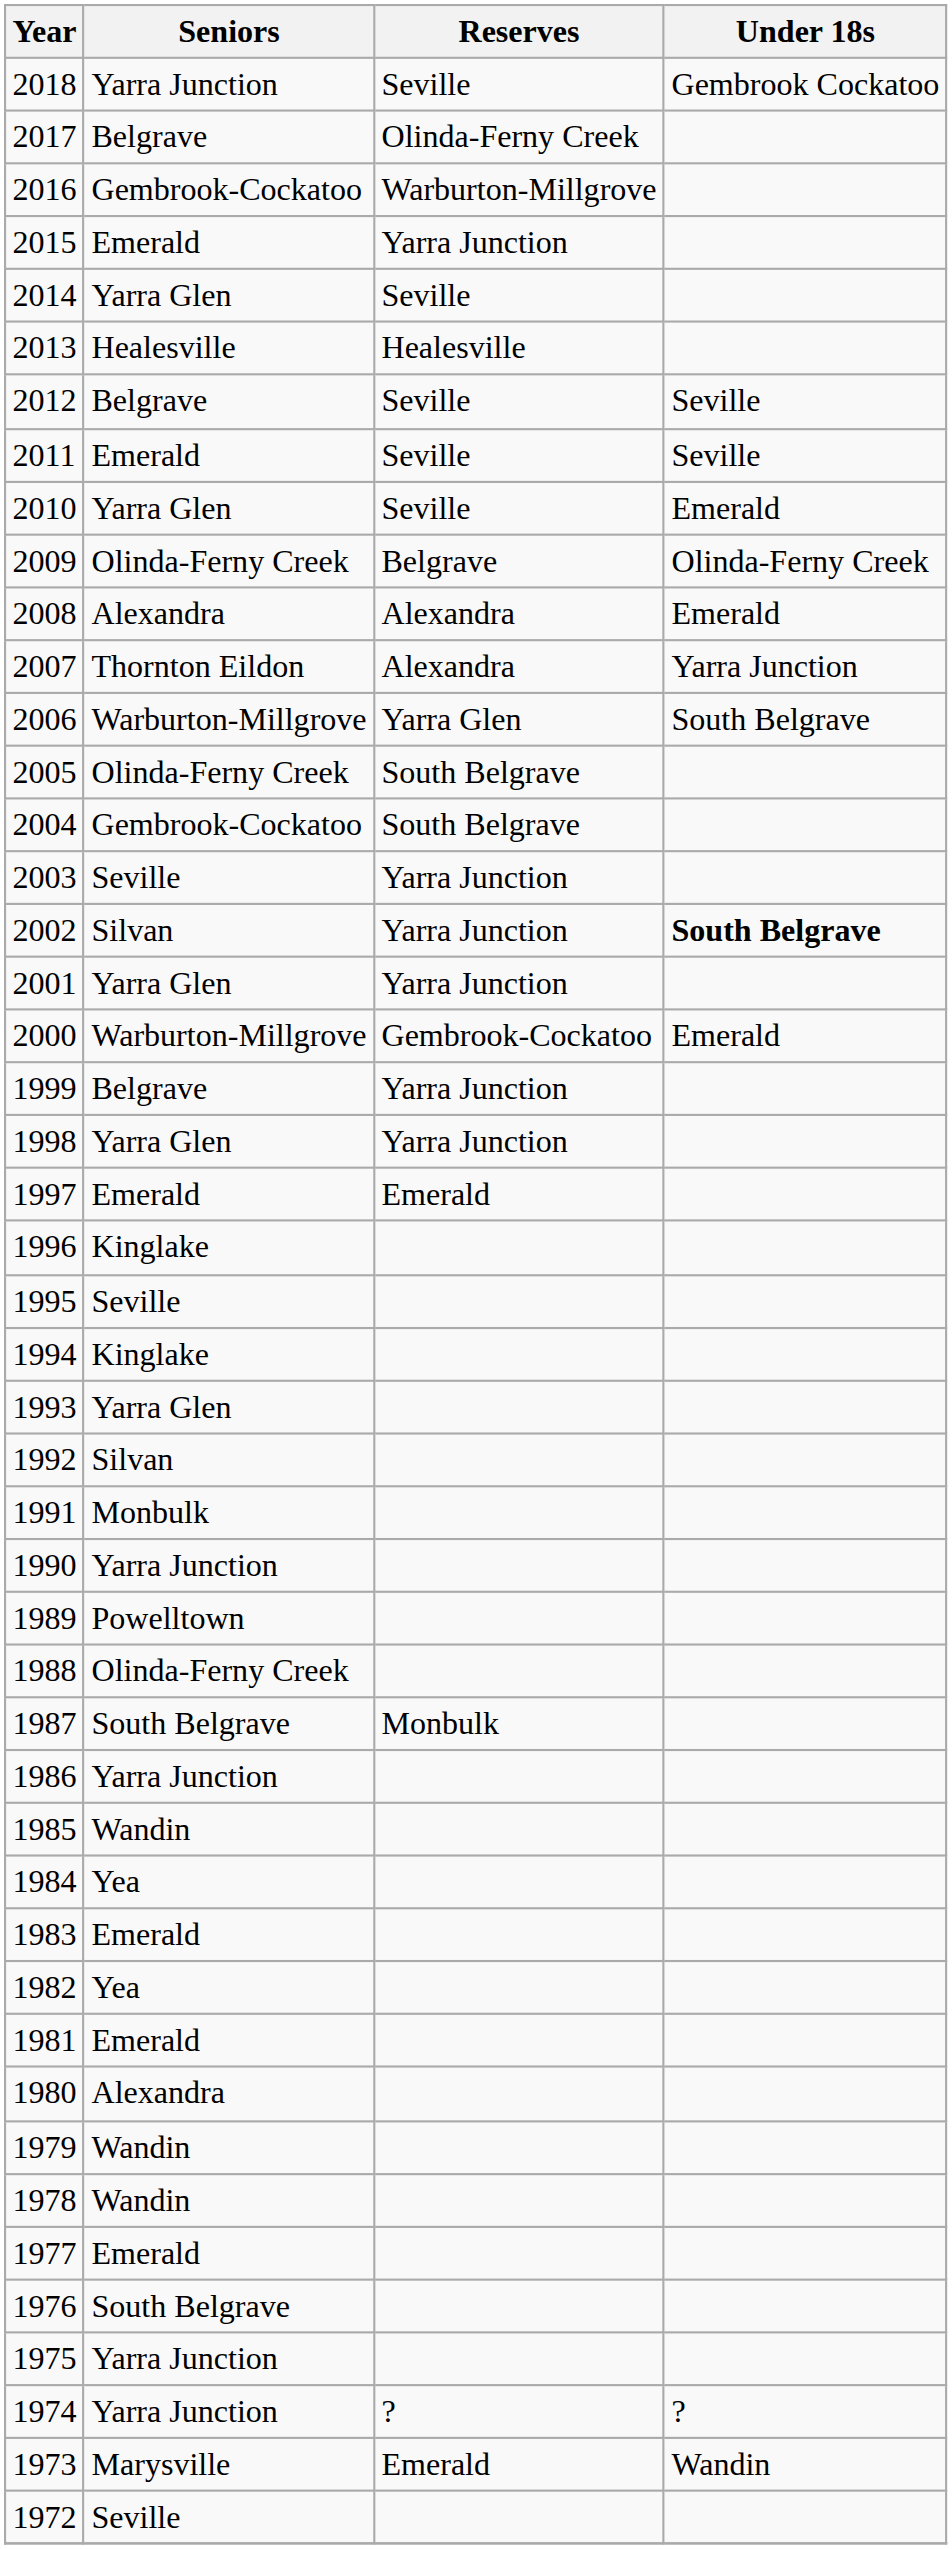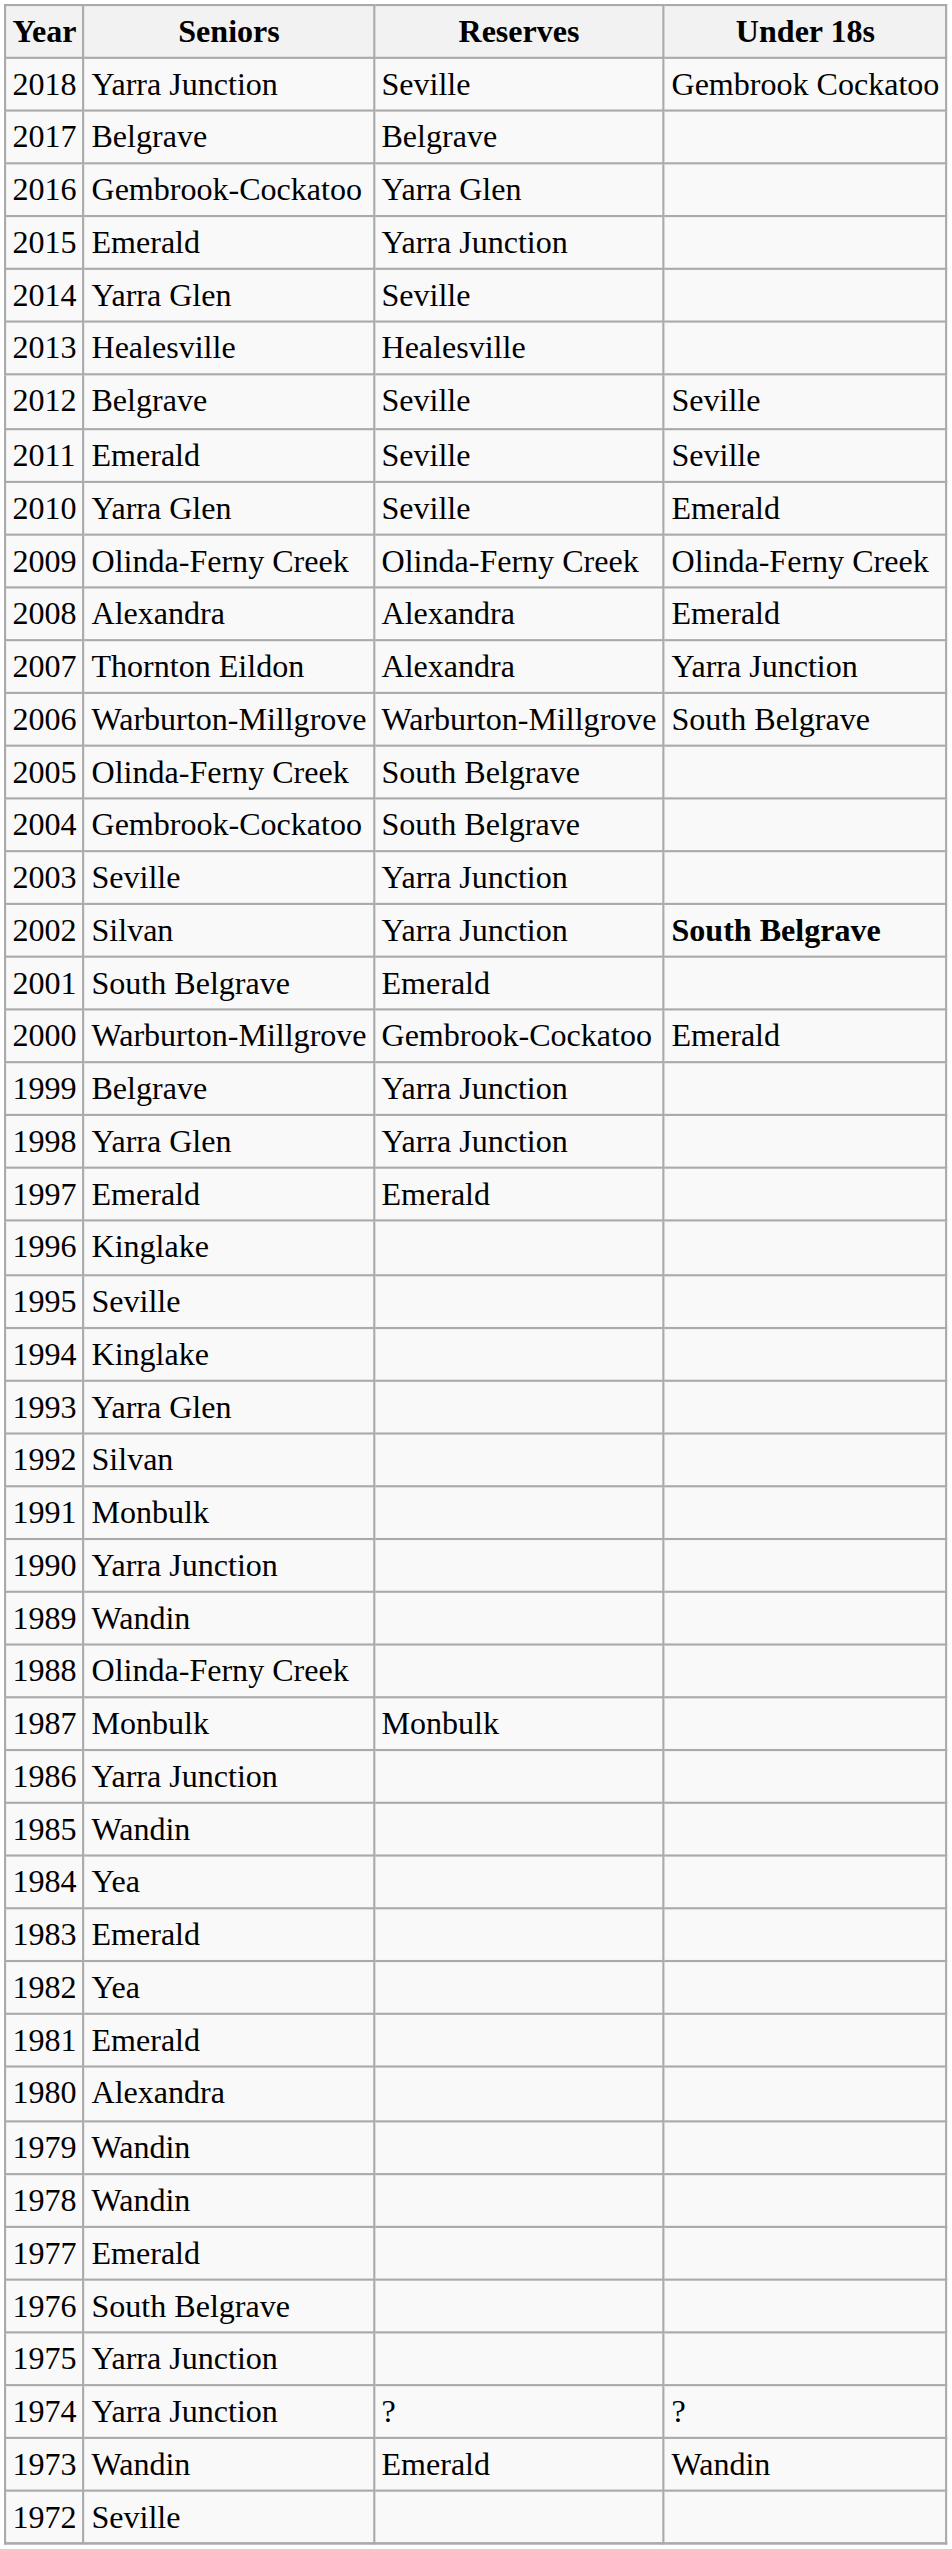(510, 136) Olinda-Ferny Creek -> (439, 136) Belgrave
(519, 189) Warburton-Millgrove -> (452, 189) Yarra Glen
(439, 559) Belgrave -> (510, 559) Olinda-Ferny Creek
(452, 718) Yarra Glen -> (519, 718) Warburton-Millgrove
(162, 983) Yarra Glen -> (191, 983) South Belgrave
(475, 983) Yarra Junction -> (436, 983) Emerald
(168, 1617) Powelltown -> (141, 1617) Wandin
(191, 1723) South Belgrave -> (150, 1723) Monbulk
(161, 2463) Marysville -> (141, 2463) Wandin
